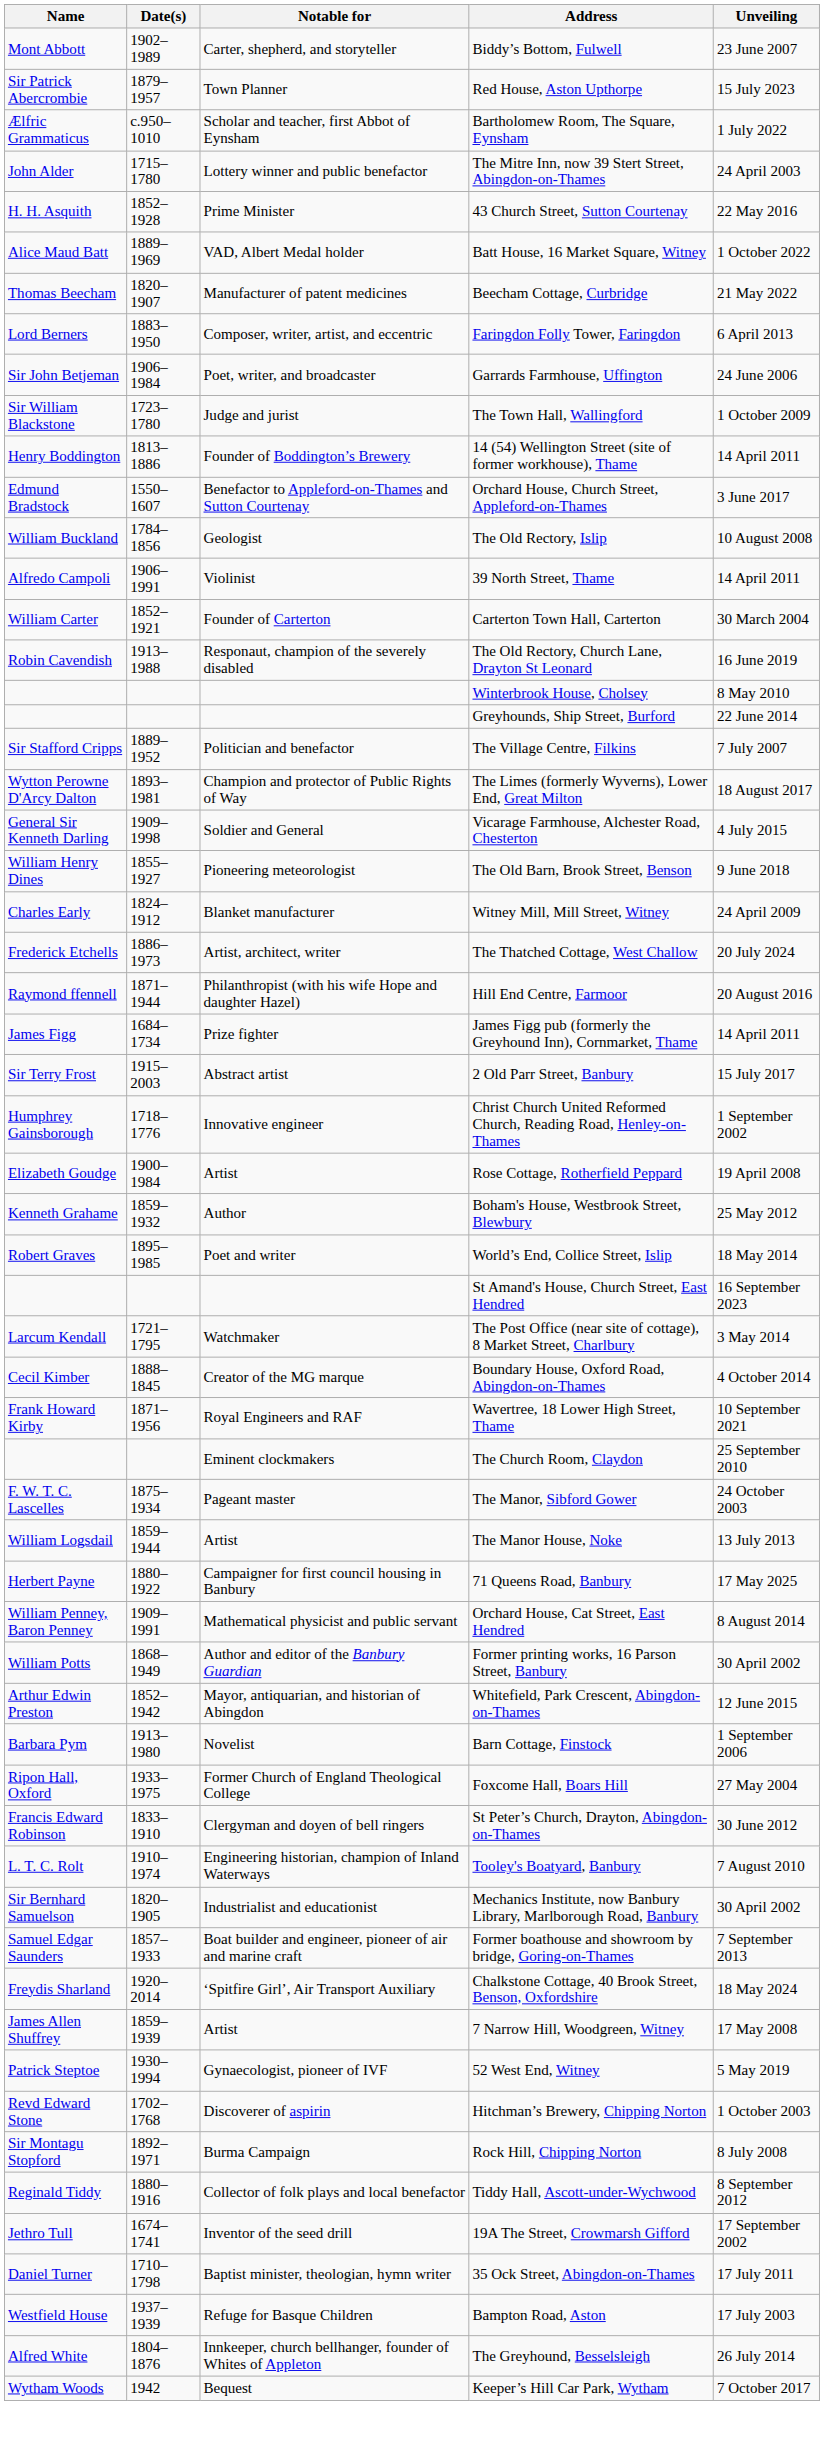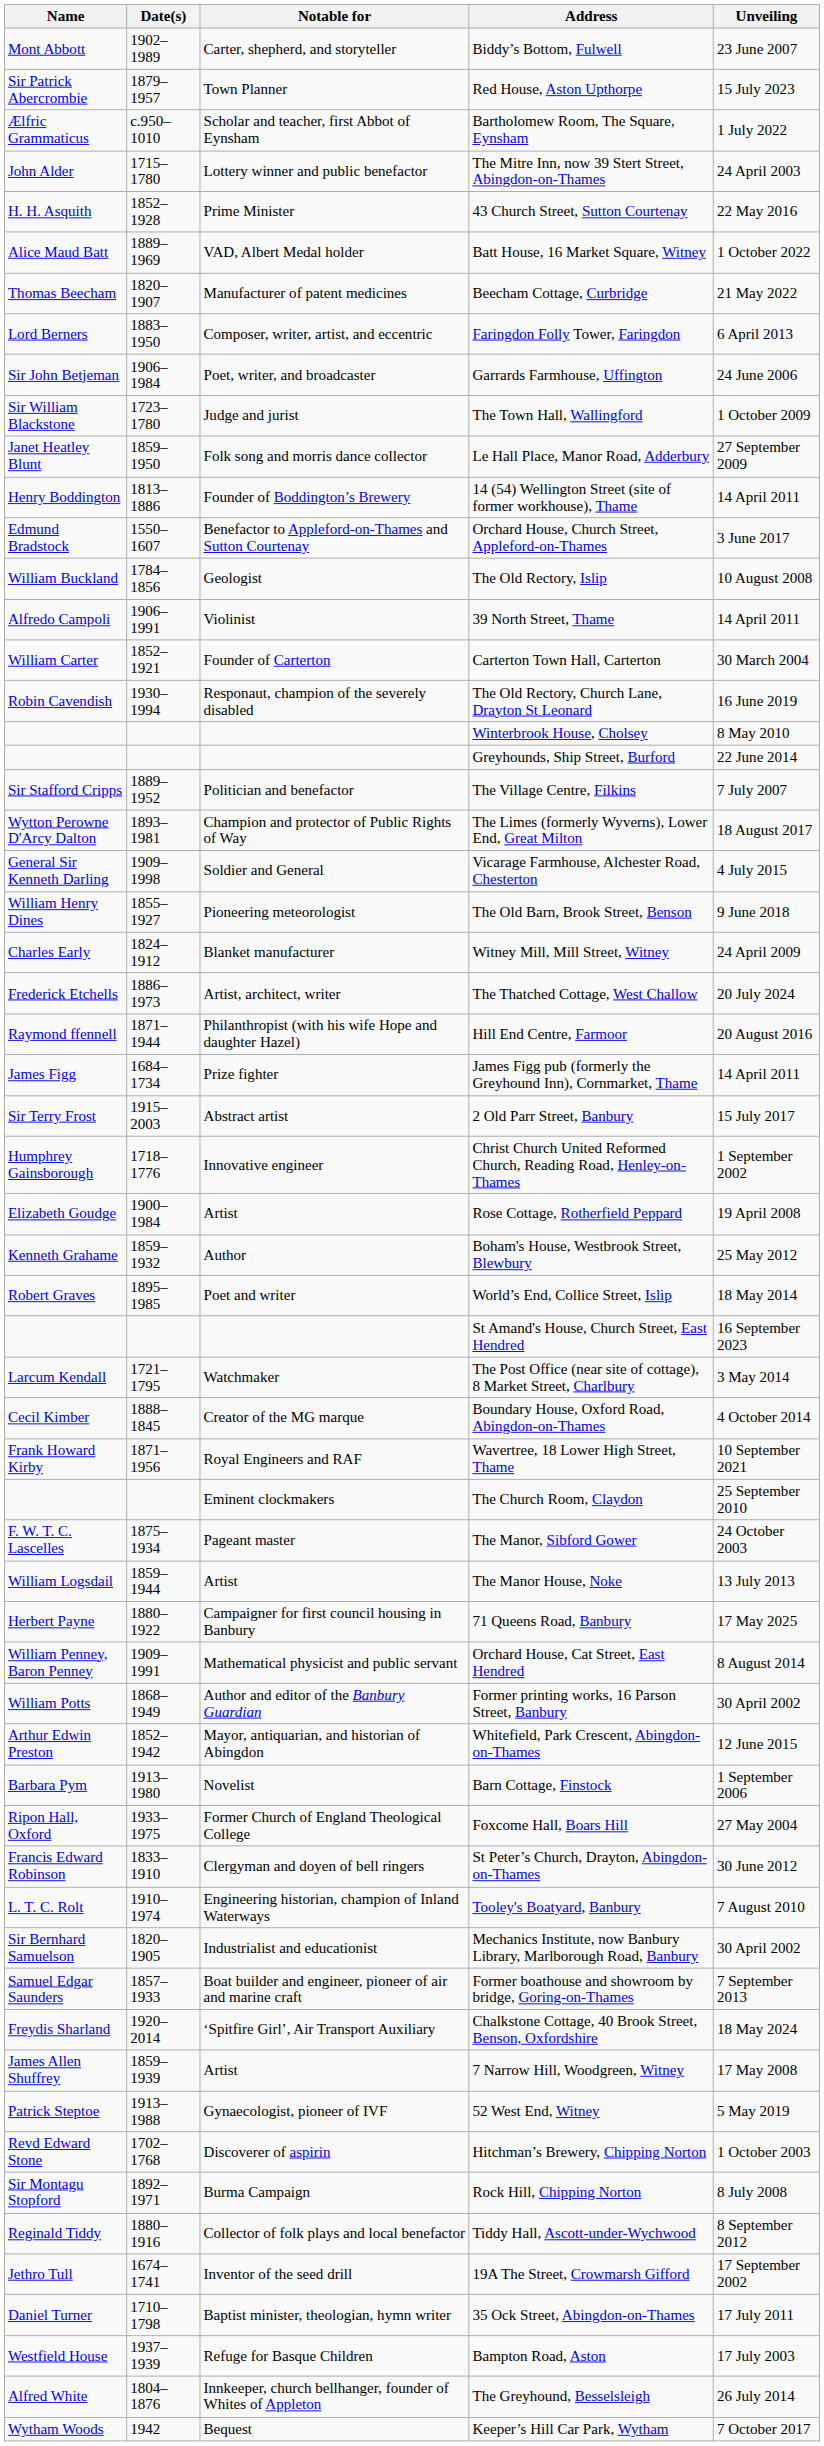+ row: (591, 456)
(149, 660) 1913–1988 -> (149, 701) 1930–1994
(149, 2070) 1930–1994 -> (149, 2111) 1913–1988
